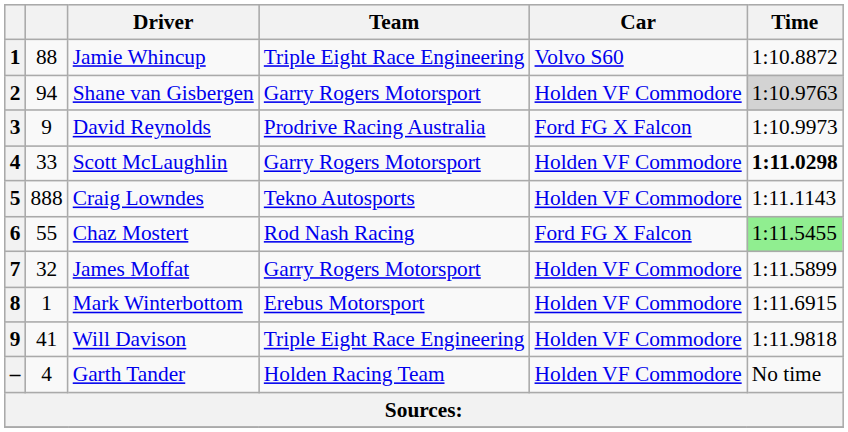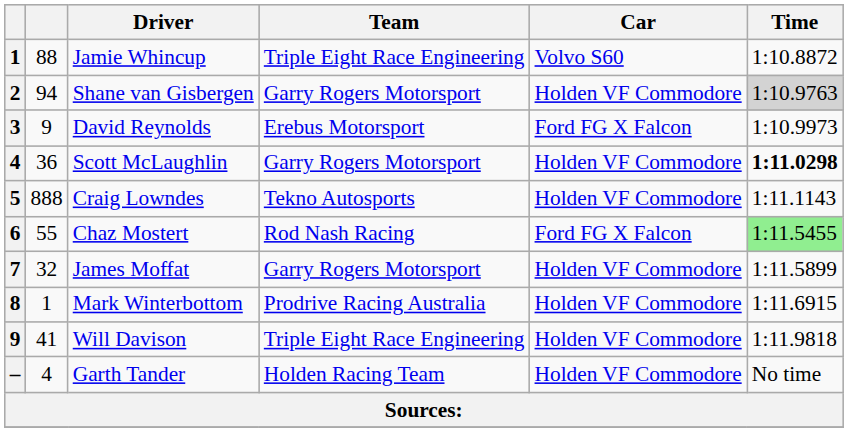(375, 127) Prodrive Racing Australia -> (344, 127) Erebus Motorsport
(47, 162) 33 -> (47, 162) 36
(344, 303) Erebus Motorsport -> (375, 303) Prodrive Racing Australia
